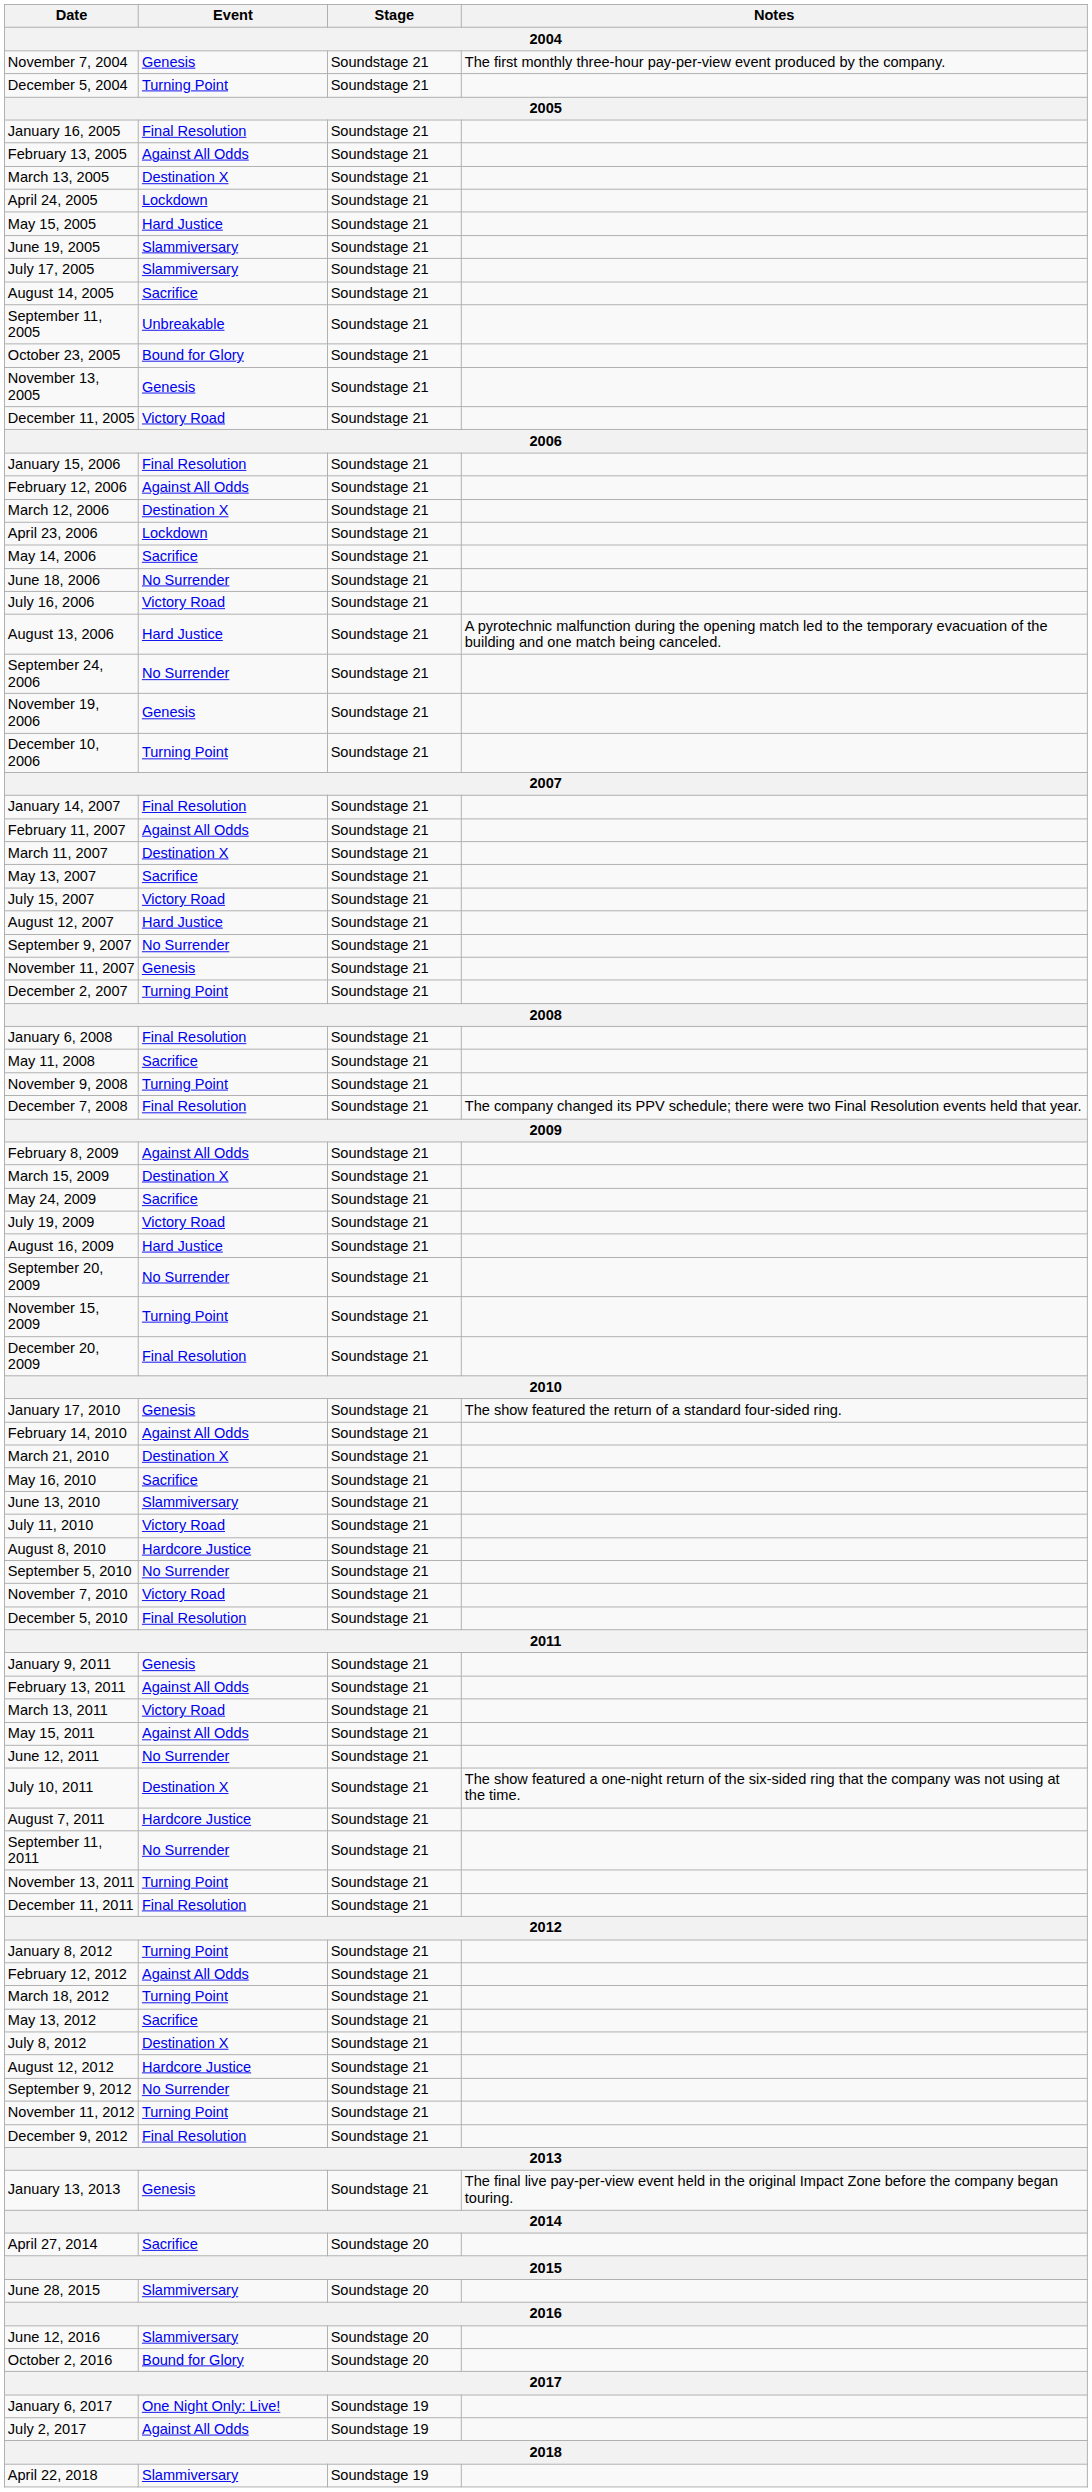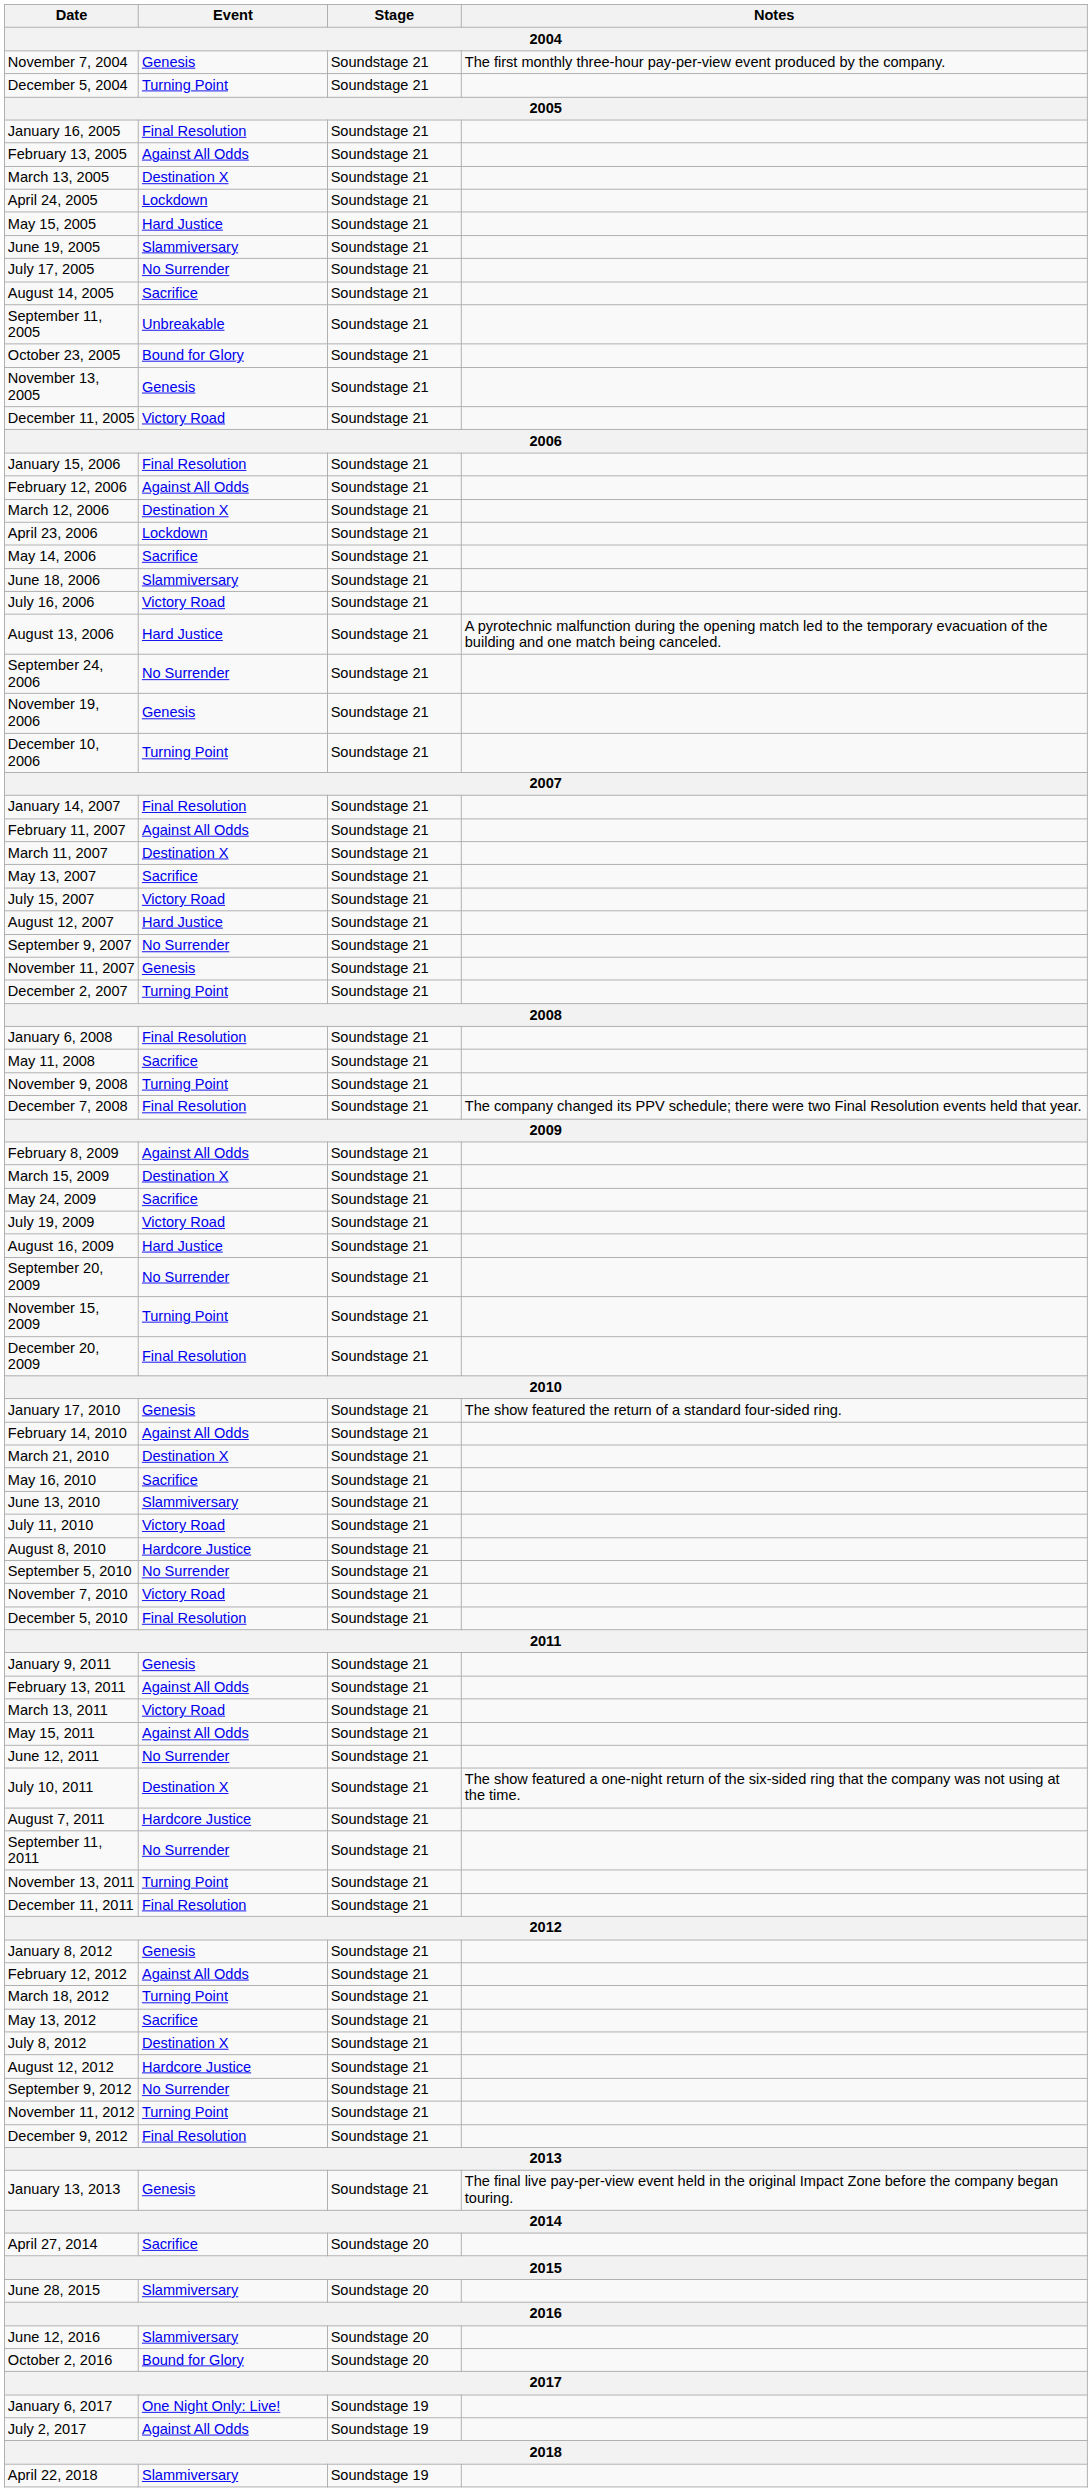(190, 270) Slammiversary -> (186, 270) No Surrender
(186, 579) No Surrender -> (190, 579) Slammiversary
(185, 1951) Turning Point -> (169, 1951) Genesis
